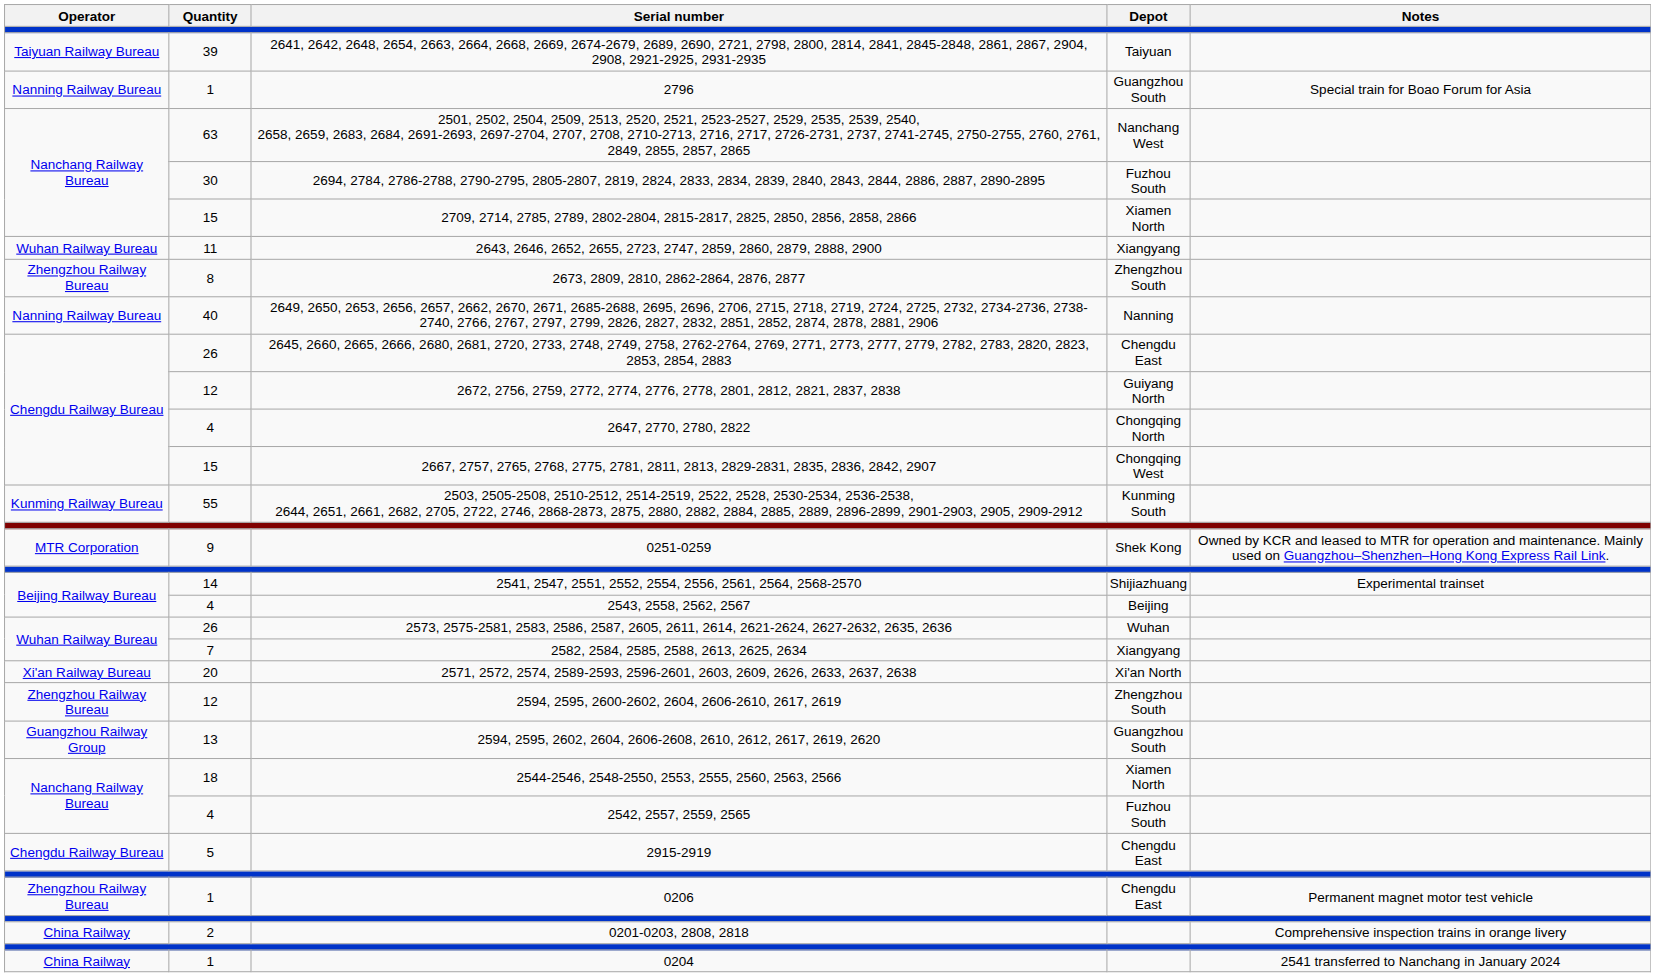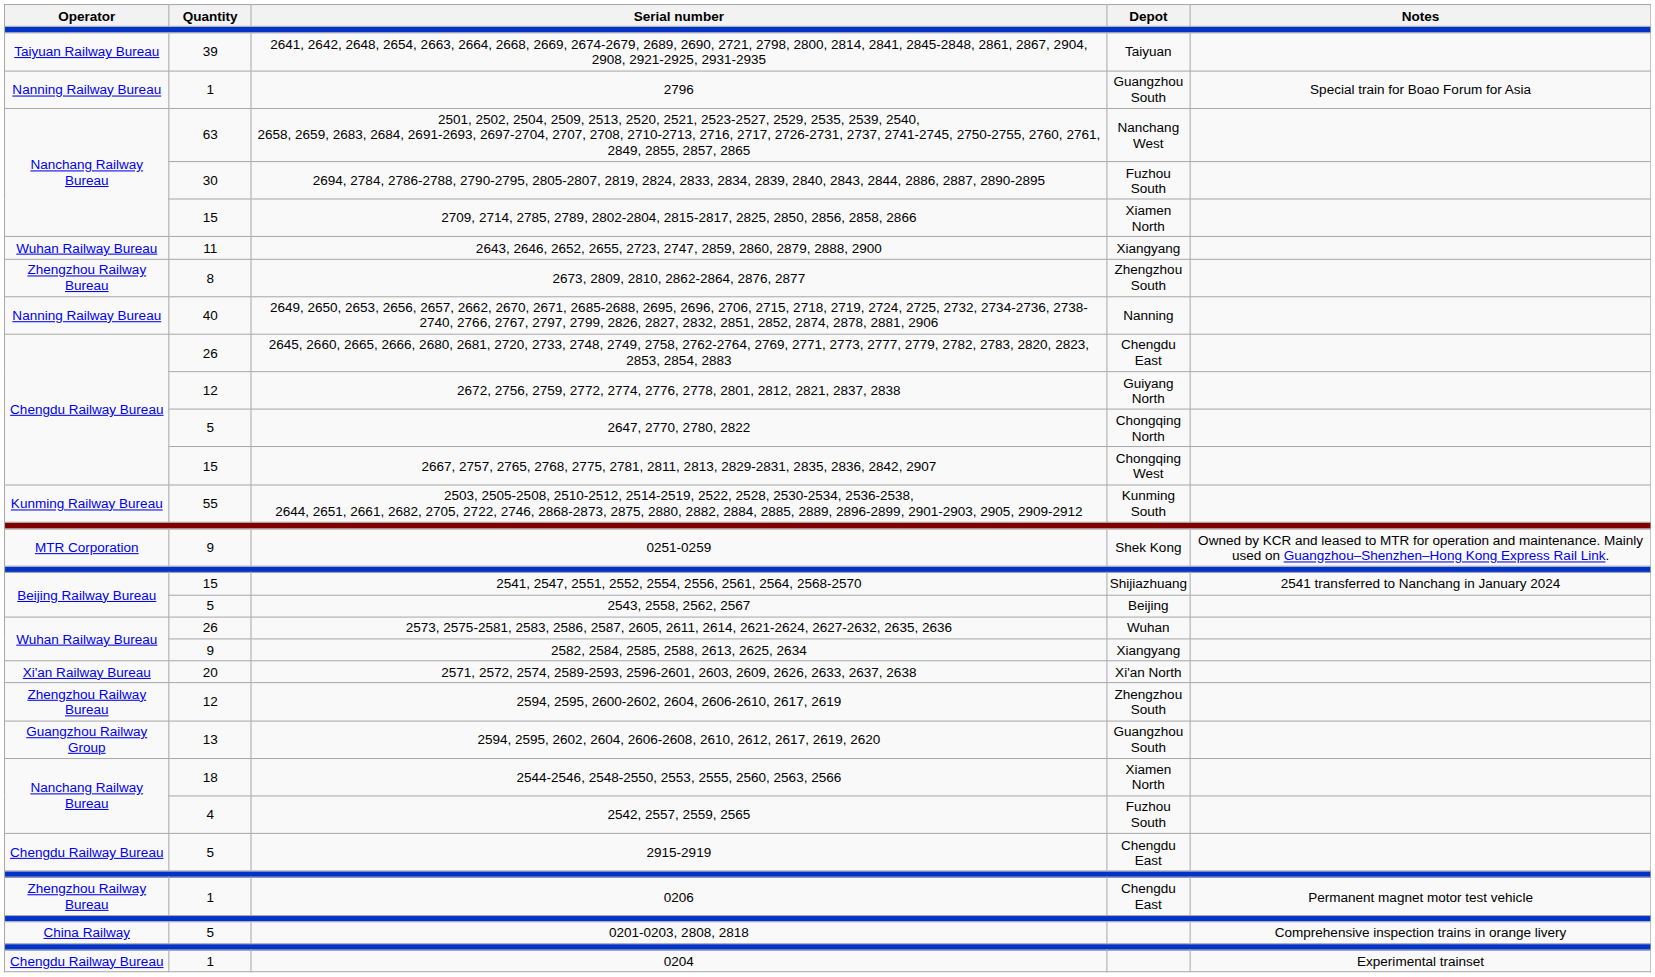(210, 428) 4 -> (210, 428) 5
(210, 584) 14 -> (210, 584) 15
(1421, 584) Experimental trainset -> (1421, 584) 2541 transferred to Nanchang in January 2024
(210, 606) 4 -> (210, 606) 5
(210, 650) 7 -> (210, 650) 9
(210, 933) 2 -> (210, 933) 5
(87, 961) China Railway -> (87, 961) Chengdu Railway Bureau
(1421, 961) 2541 transferred to Nanchang in January 2024 -> (1421, 961) Experimental trainset
